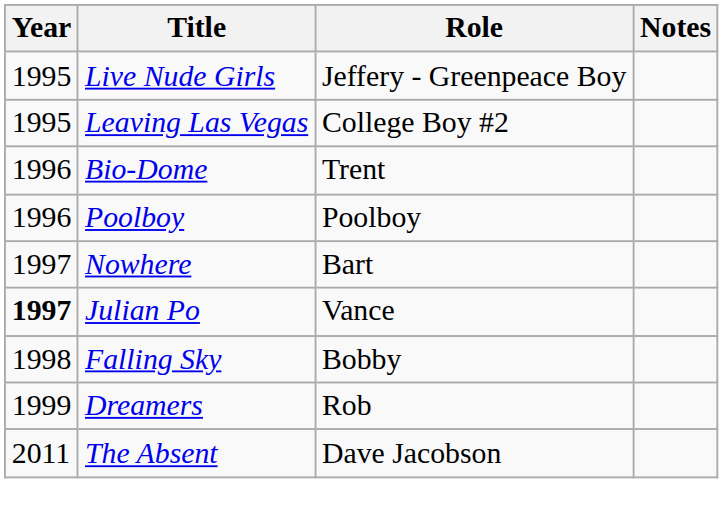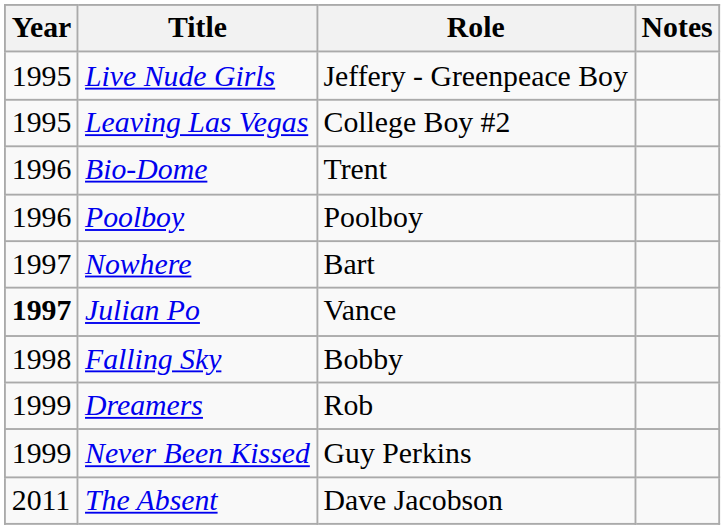+ row: (197, 452)
